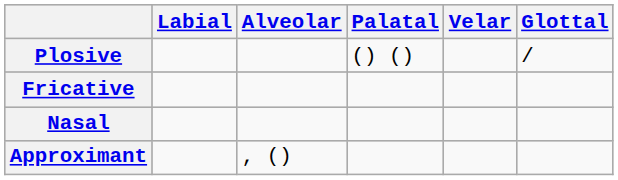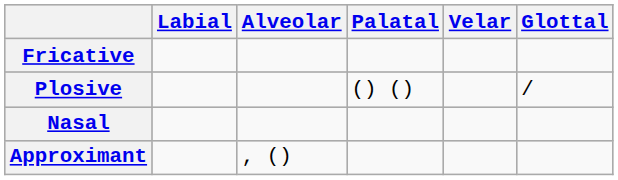rows swapped: (78, 56) <-> (78, 90)
